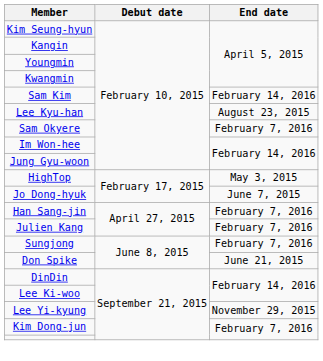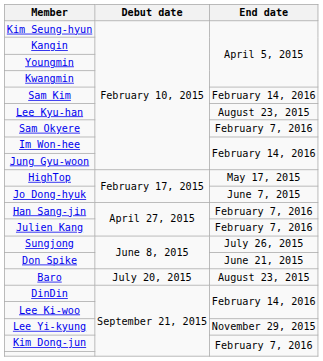(264, 178) May 3, 2015 -> (264, 178) May 17, 2015
(264, 244) February 7, 2016 -> (264, 244) July 26, 2015
+ row: (50, 277)
